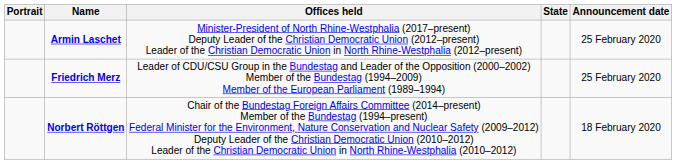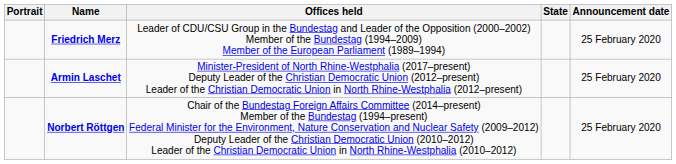rows swapped: (86, 39) <-> (86, 78)
(621, 128) 18 February 2020 -> (621, 128) 25 February 2020
